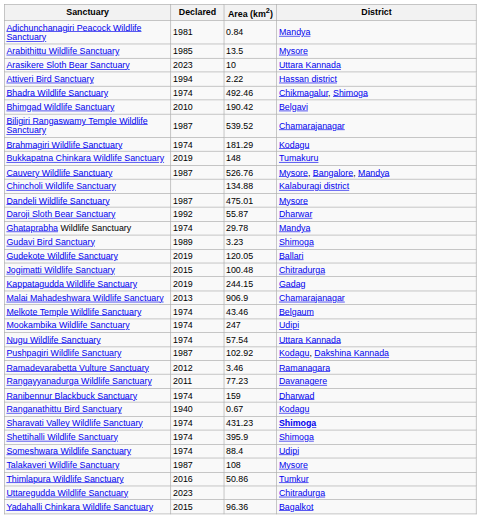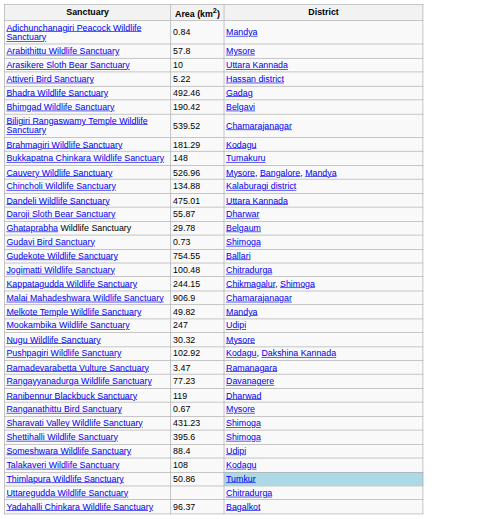- column: (197, 12)
(235, 51) 13.5 -> (182, 51) 57.8
(235, 79) 2.22 -> (182, 79) 5.22
(323, 93) Chikmagalur, Shimoga -> (239, 93) Gadag
(240, 172) 526.76 -> (187, 172) 526.96
(293, 200) Mysore -> (257, 200) Uttara Kannada
(295, 228) Mandya -> (243, 228) Belgaum
(235, 242) 3.23 -> (182, 242) 0.73
(240, 256) 120.05 -> (187, 256) 754.55
(292, 284) Gadag -> (270, 284) Chikmagalur, Shimoga
(237, 311) 43.46 -> (184, 311) 49.82
(296, 311) Belgaum -> (242, 311) Mandya
(237, 339) 57.54 -> (184, 339) 30.32
(310, 339) Uttara Kannada -> (241, 339) Mysore
(235, 367) 3.46 -> (182, 367) 3.47
(233, 395) 159 -> (180, 395) 119
(294, 409) Kodagu -> (241, 409) Mysore
(298, 423) bold -> (243, 423) normal
(237, 437) 395.9 -> (184, 437) 395.6
(293, 465) Mysore -> (241, 465) Kodagu
(294, 479) no background -> (241, 479) lightblue background
(237, 506) 96.36 -> (184, 506) 96.37
